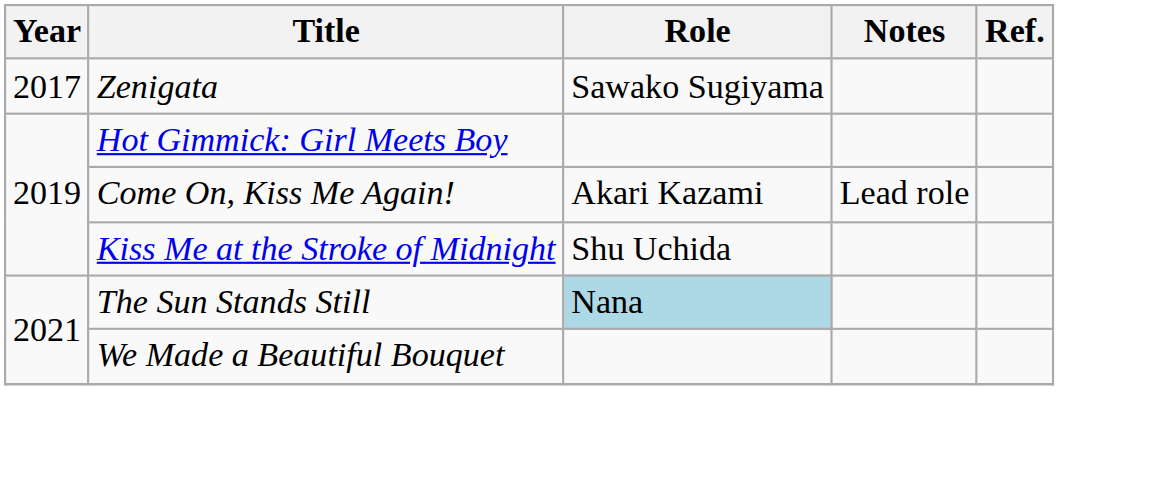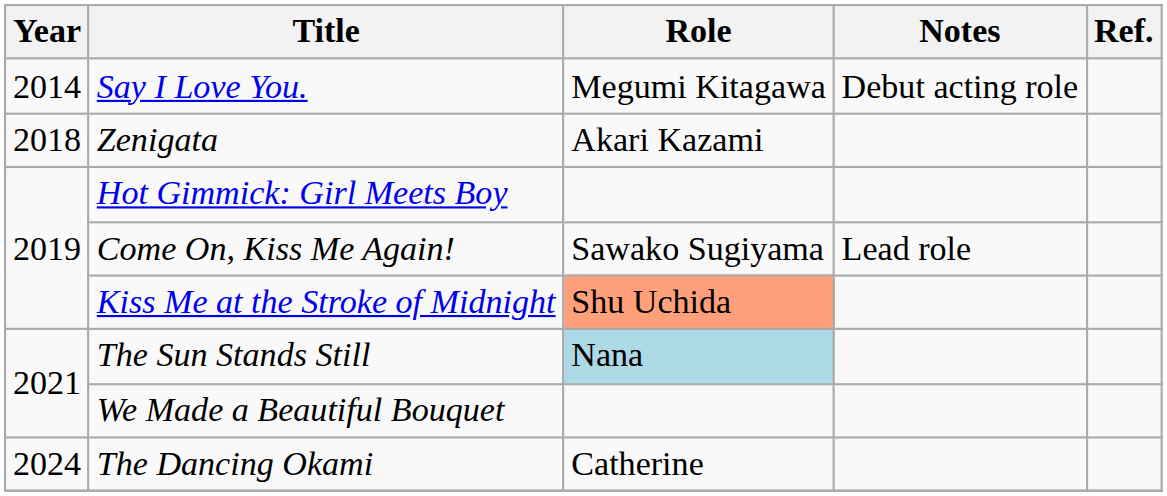+ row: (202, 85)
(47, 85) 2017 -> (47, 139) 2018
(698, 85) Sawako Sugiyama -> (667, 139) Akari Kazami
(667, 193) Akari Kazami -> (698, 247) Sawako Sugiyama
(651, 247) no background -> (651, 301) lightsalmon background
+ row: (235, 463)
